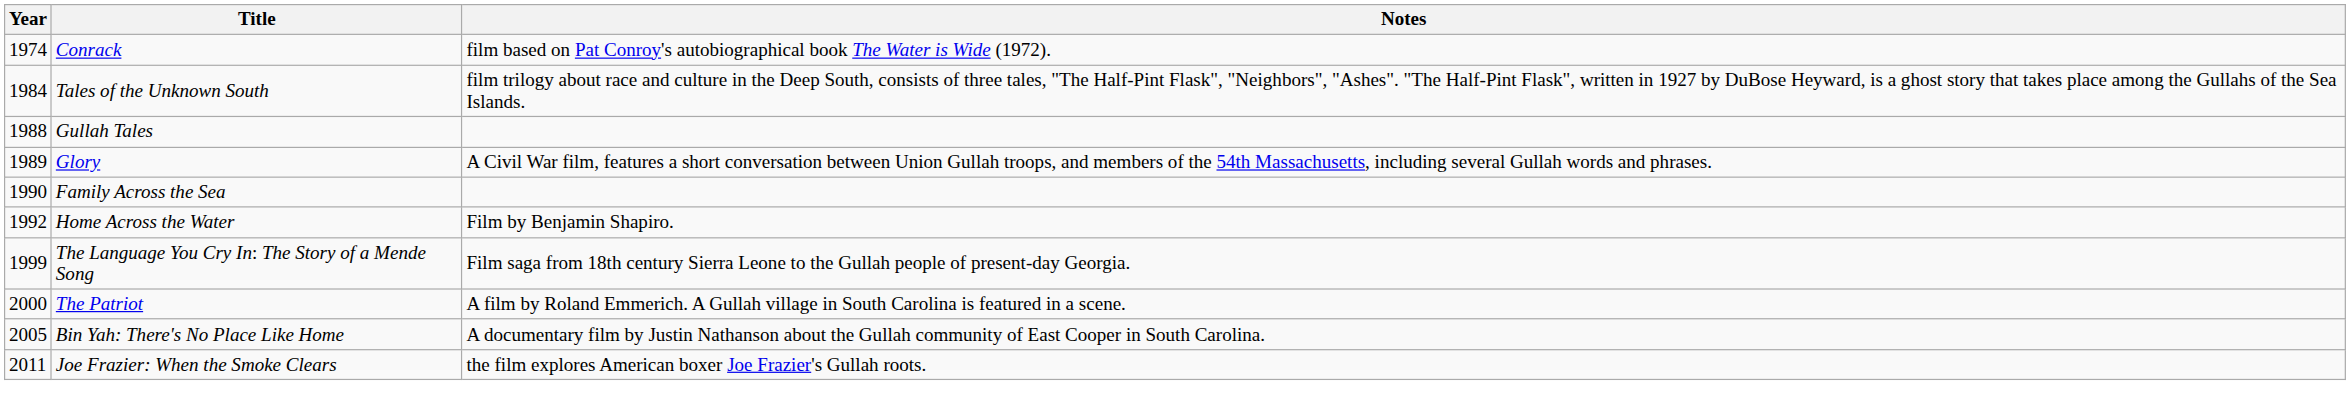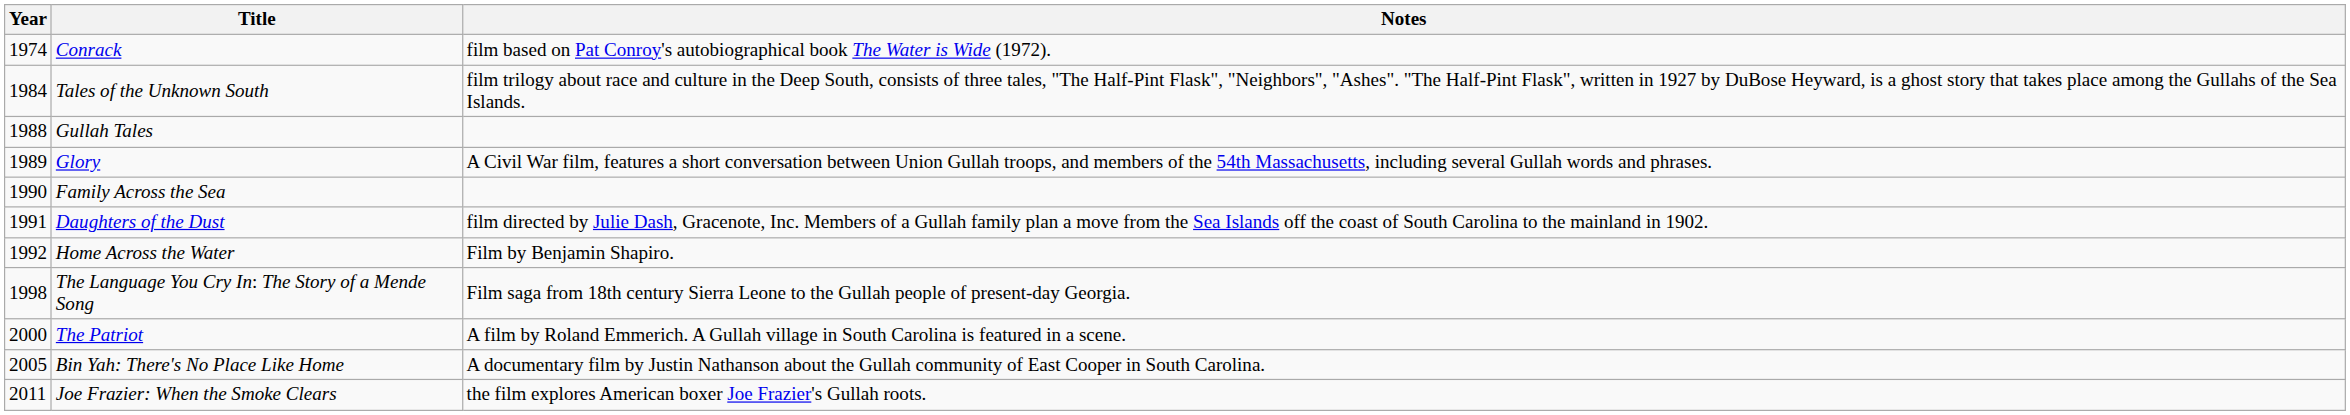+ row: (140, 222)
(28, 263) 1999 -> (28, 293) 1998
